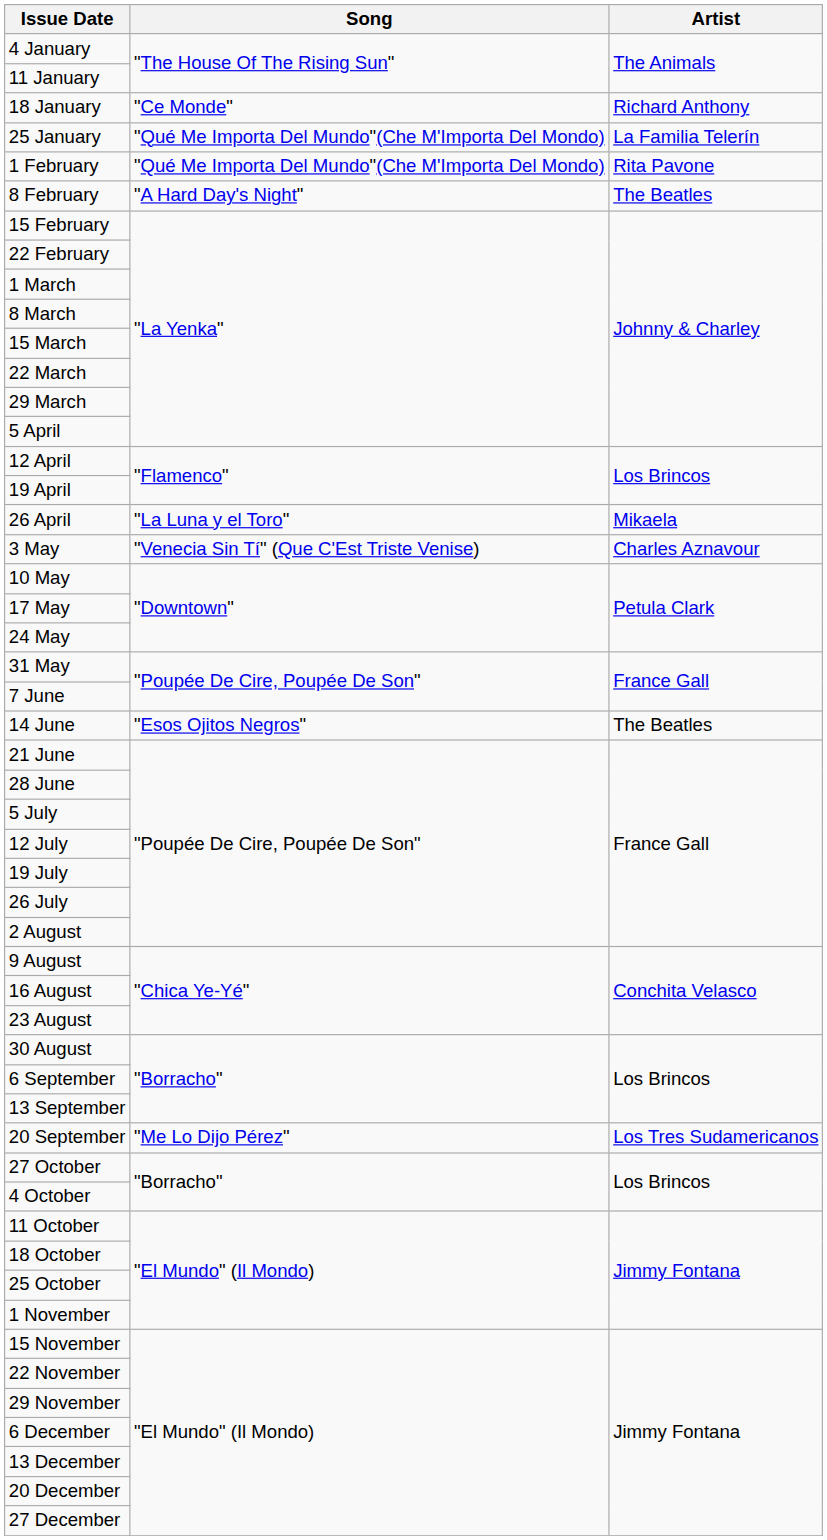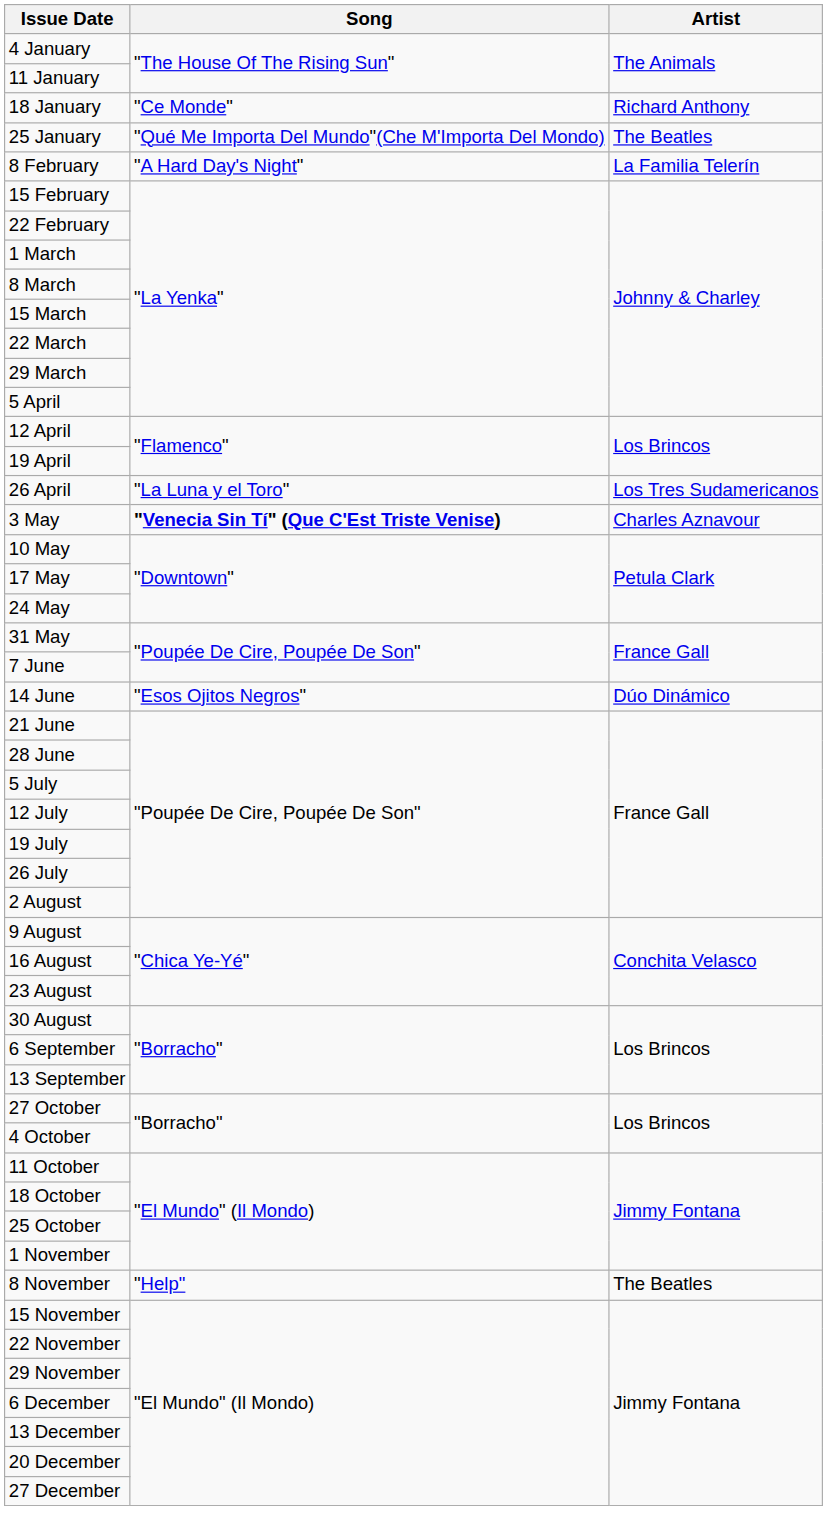(686, 136) La Familia Telerín -> (663, 136) The Beatles
- row: (54, 166)
(663, 195) The Beatles -> (686, 166) La Familia Telerín
(645, 519) Mikaela -> (716, 490) Los Tres Sudamericanos
(307, 549) normal -> (317, 519) bold
(663, 725) The Beatles -> (671, 696) Dúo Dinámico
- row: (67, 1137)
+ row: (59, 1284)
